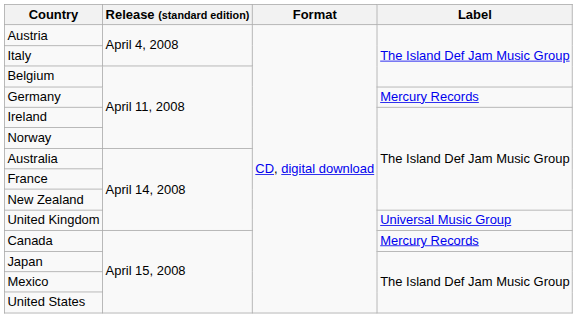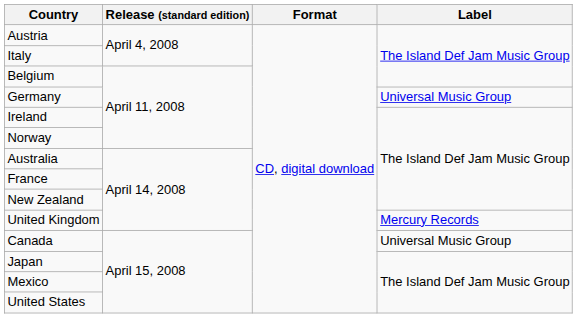(430, 96) Mercury Records -> (446, 96) Universal Music Group
(446, 220) Universal Music Group -> (430, 220) Mercury Records
(430, 240) Mercury Records -> (446, 240) Universal Music Group
